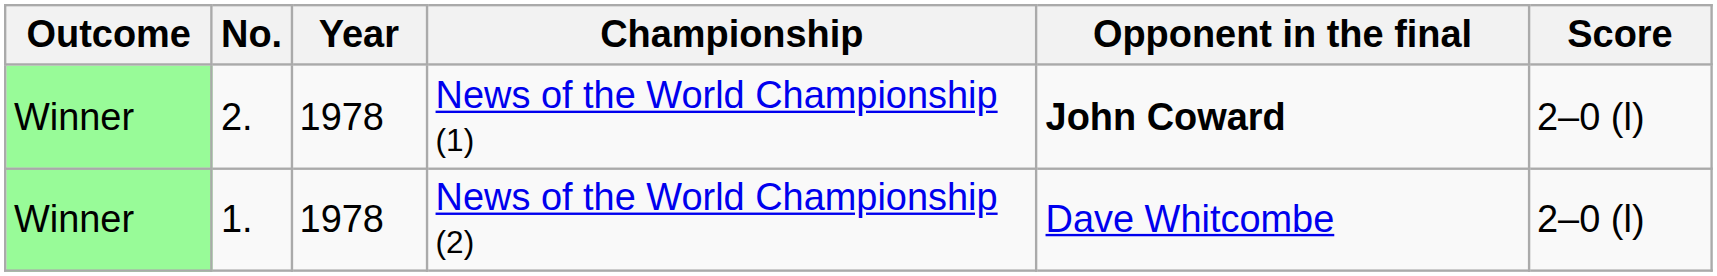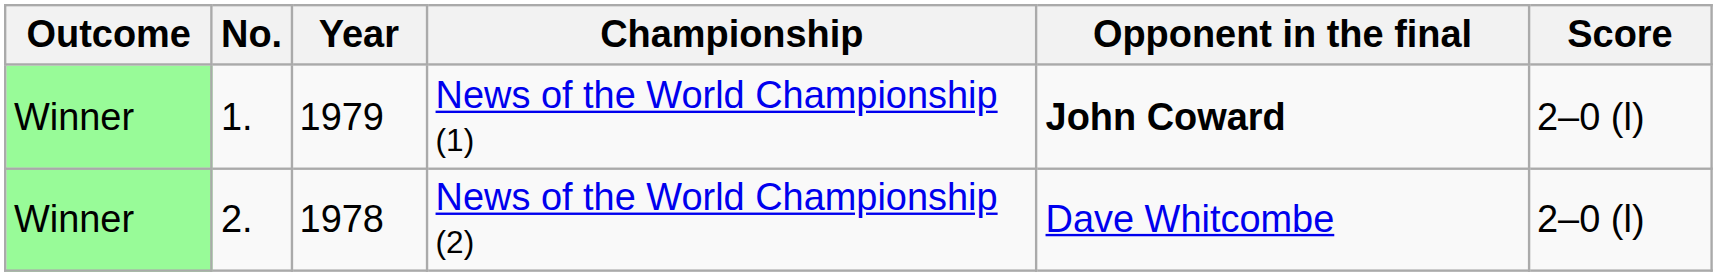(237, 116) 2. -> (237, 116) 1.
(342, 116) 1978 -> (342, 116) 1979
(237, 218) 1. -> (237, 218) 2.
